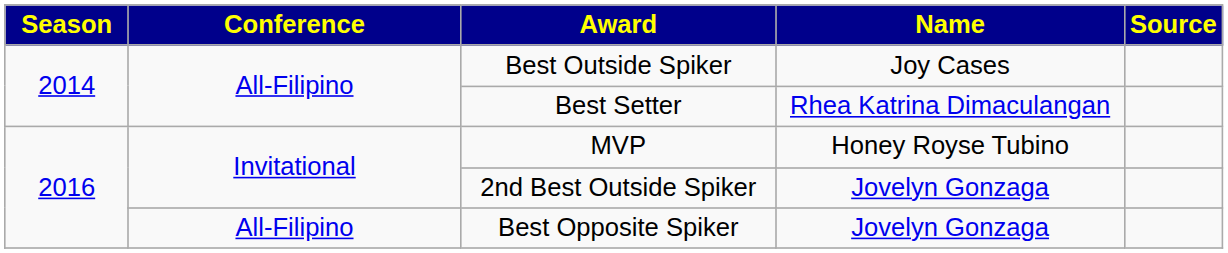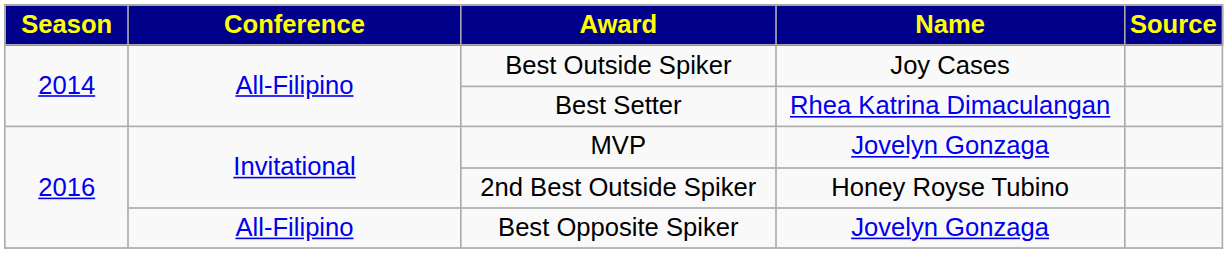(950, 146) Honey Royse Tubino -> (950, 146) Jovelyn Gonzaga
(950, 187) Jovelyn Gonzaga -> (950, 187) Honey Royse Tubino
